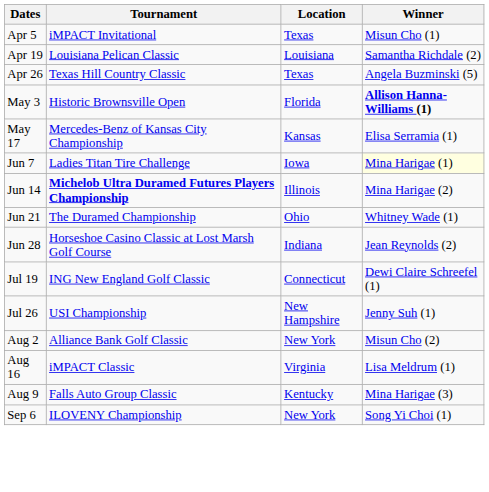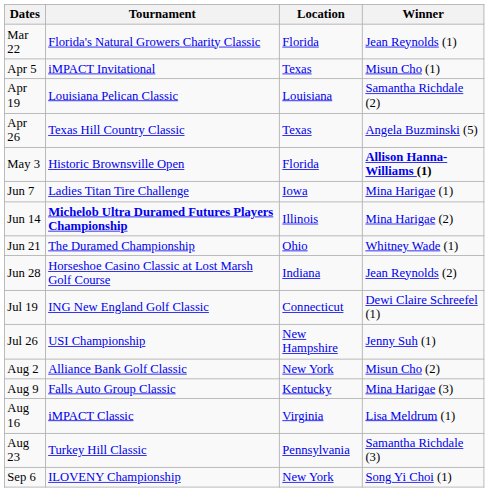+ row: (18, 41)
- row: (19, 136)
(409, 163) lightyellow background -> (409, 191) no background
rows swapped: (23, 394) <-> (18, 367)
+ row: (18, 450)
